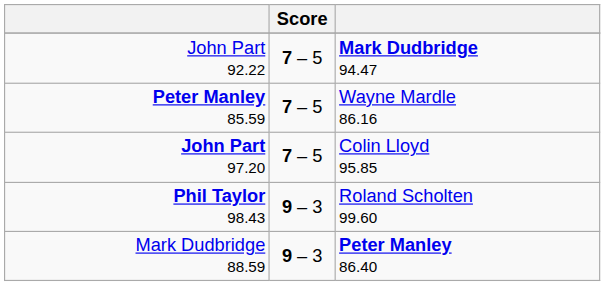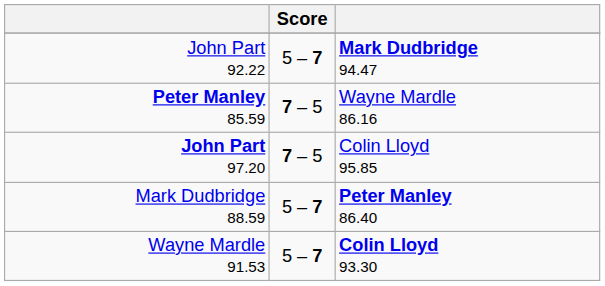(302, 58) 7 – 5 -> (302, 58) 5 – 7
- row: (219, 206)
(302, 255) 9 – 3 -> (302, 206) 5 – 7
+ row: (207, 255)
